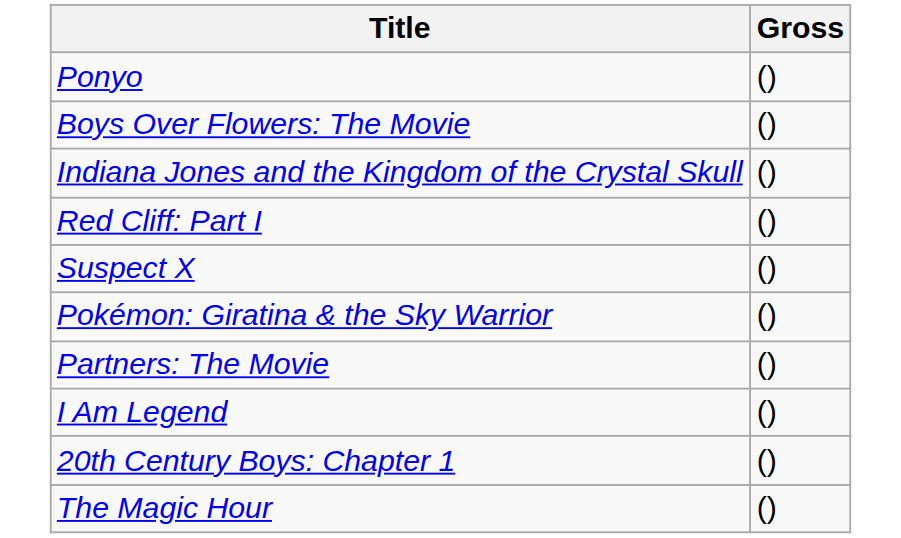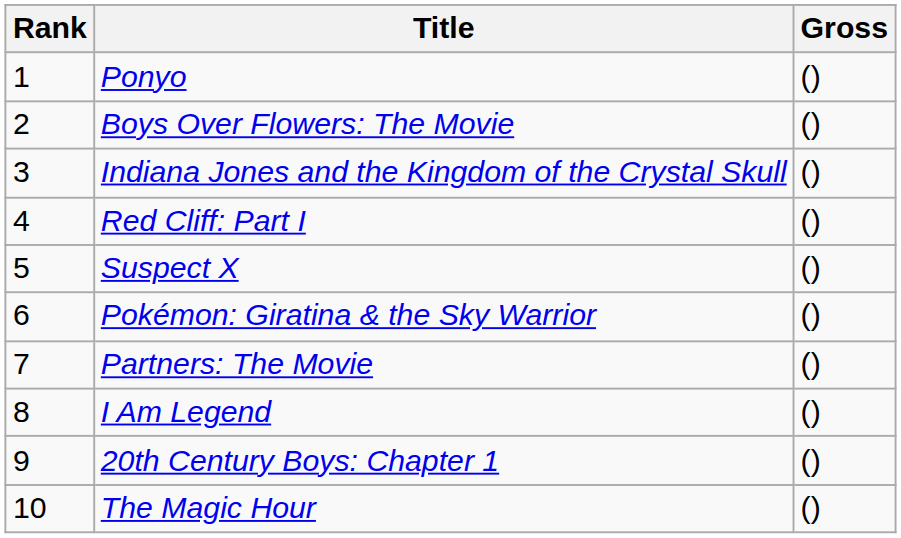+ column: (50, 28)
